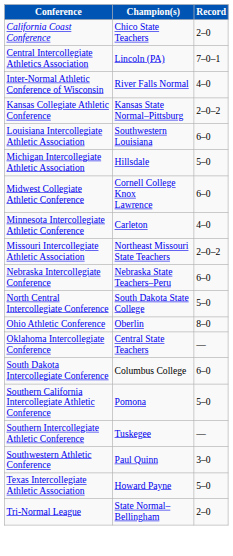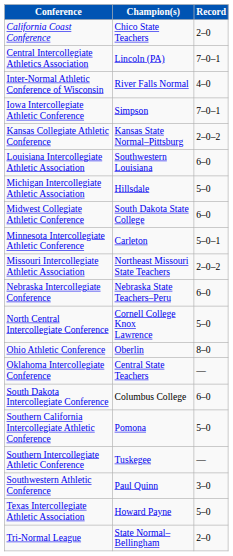+ row: (45, 110)
(145, 194) Cornell College Knox Lawrence -> (152, 214) South Dakota State College
(203, 225) 4–0 -> (208, 240) 5–0–1
(152, 303) South Dakota State College -> (145, 324) Cornell College Knox Lawrence
